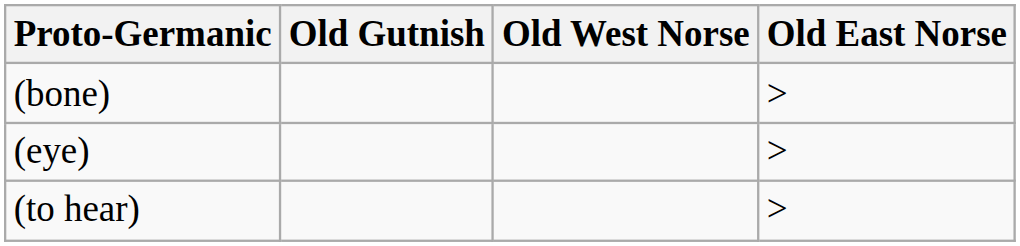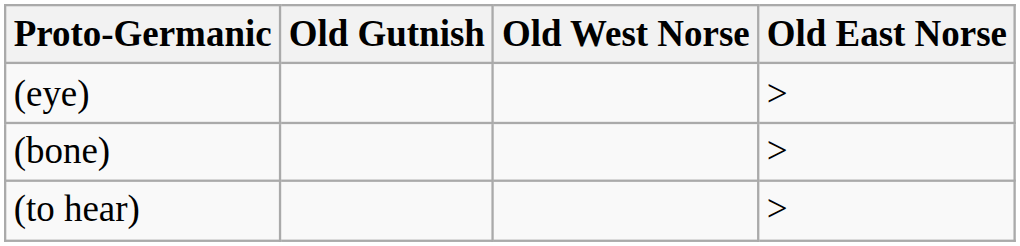rows swapped: (52, 151) <-> (62, 92)
